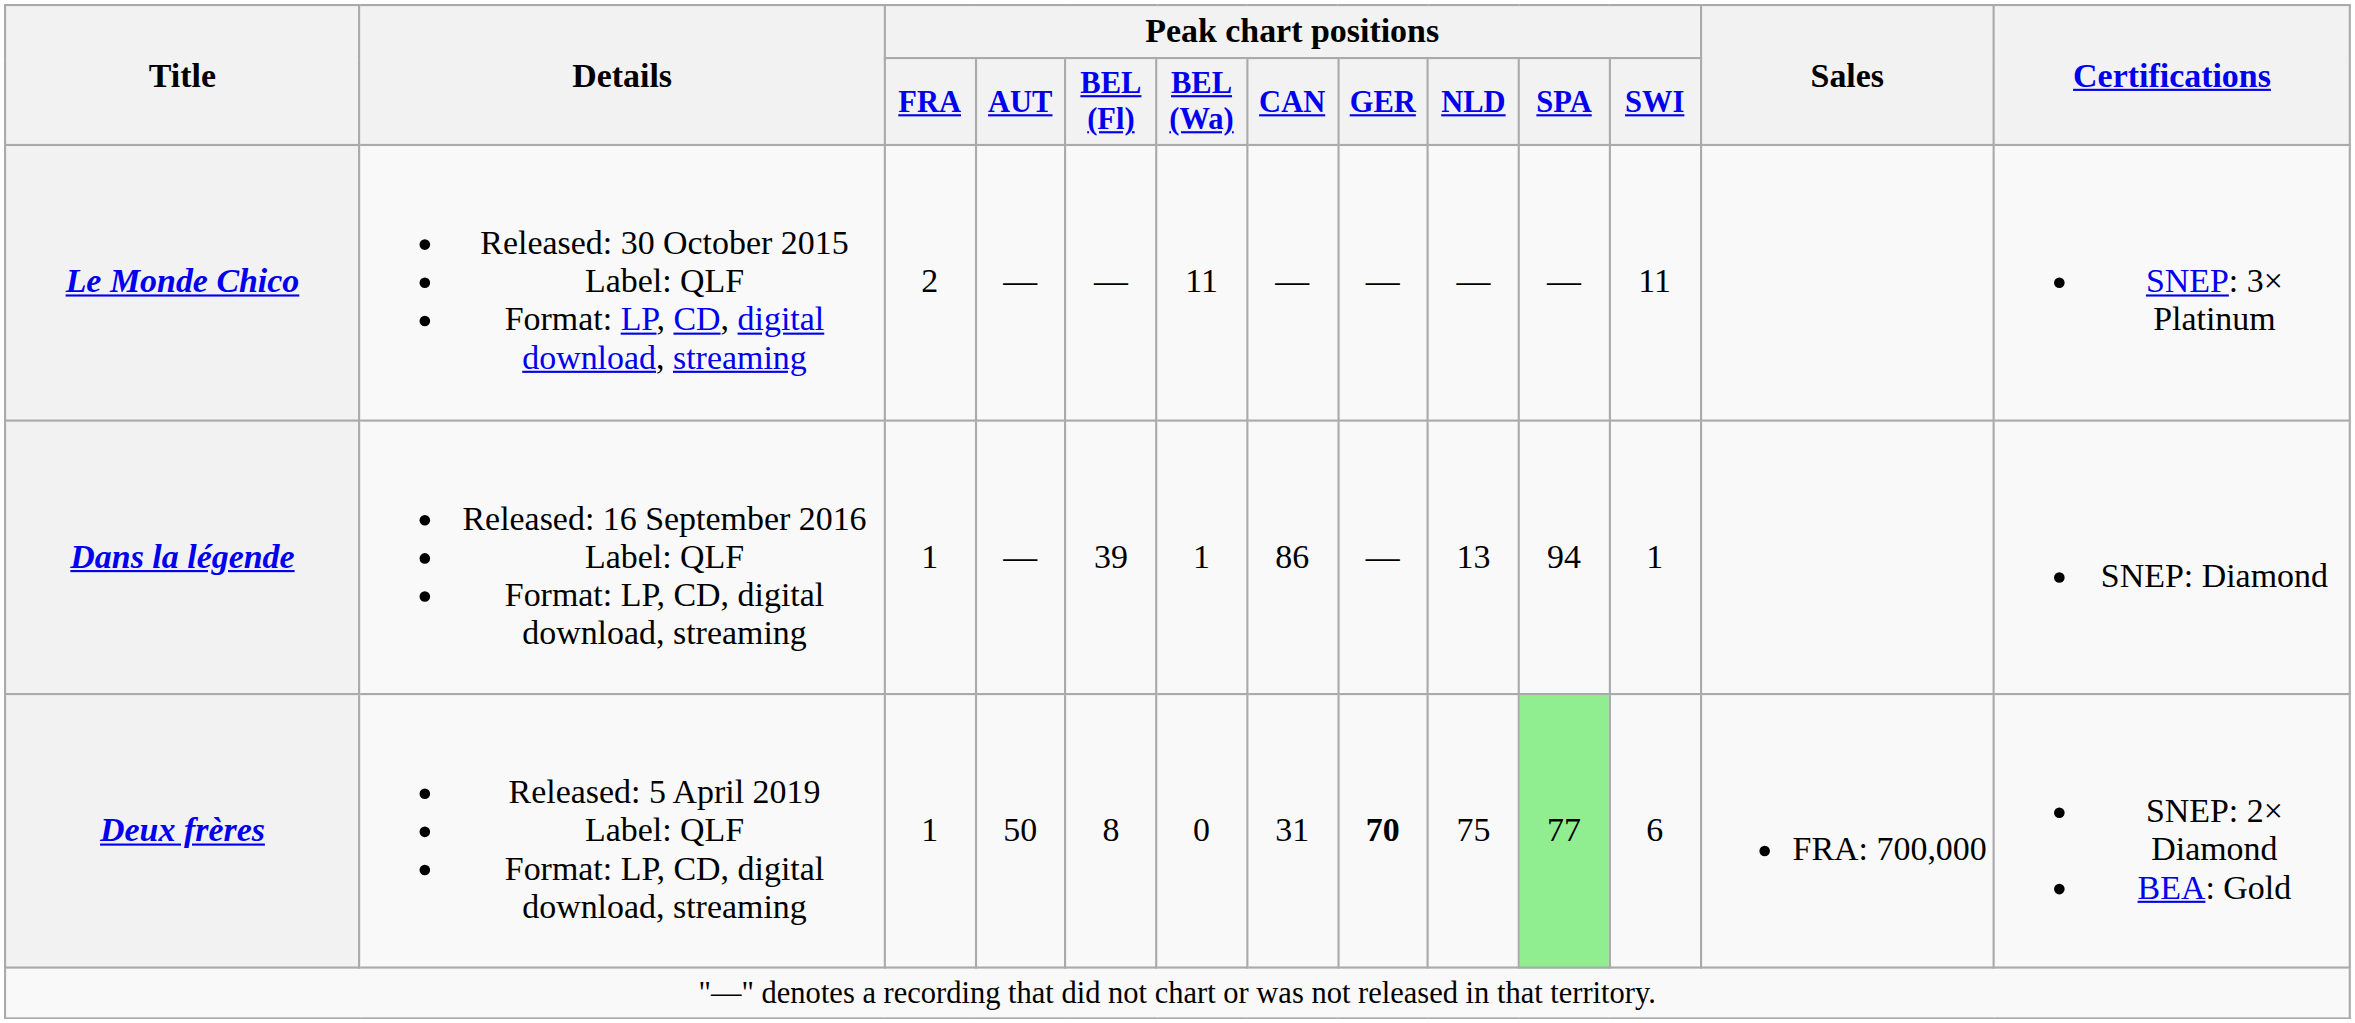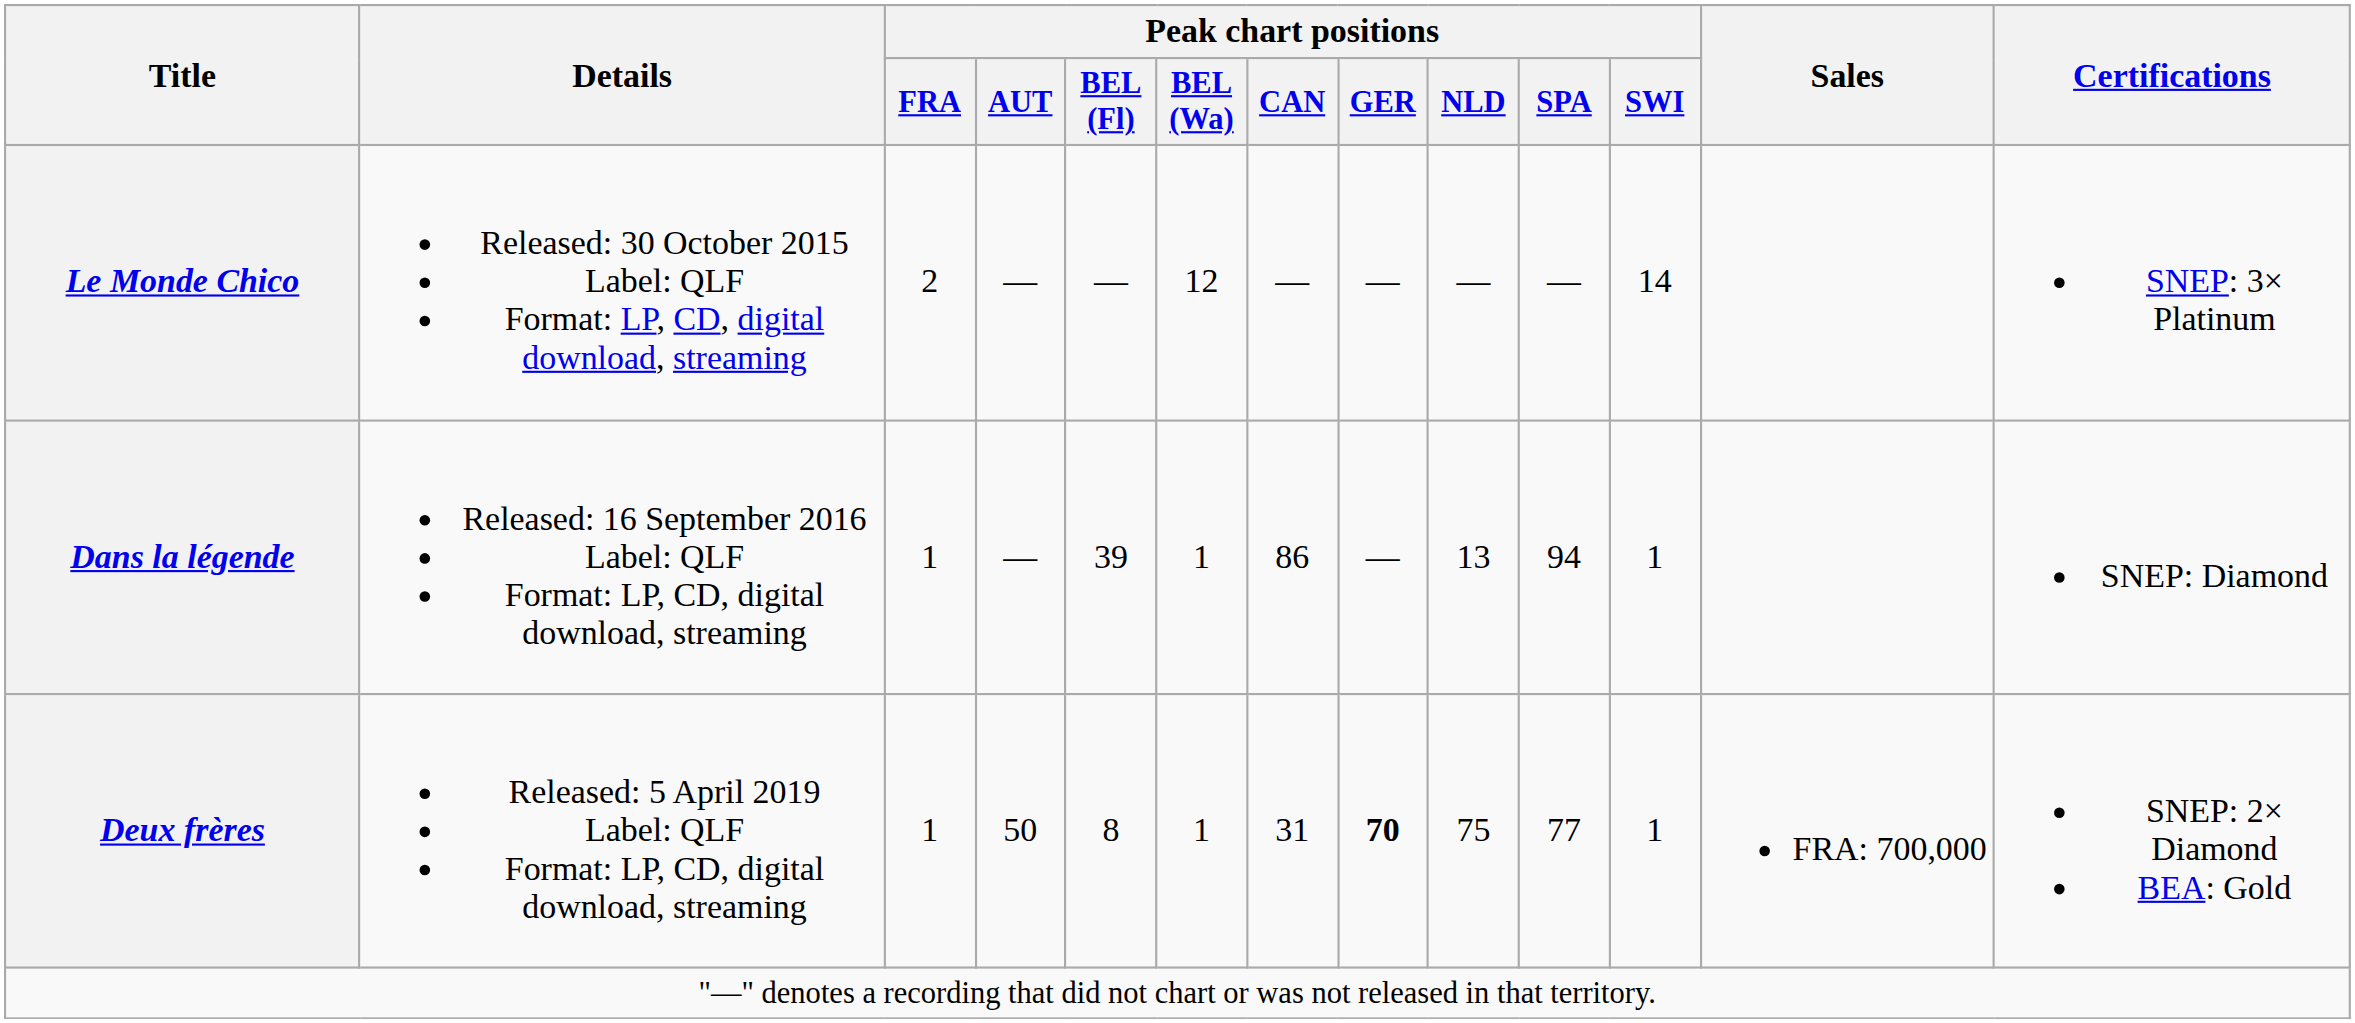(1202, 281) 11 -> (1202, 281) 12
(1655, 281) 11 -> (1655, 281) 14
(1202, 830) 0 -> (1202, 830) 1
(1564, 830) lightgreen background -> (1564, 830) no background
(1655, 830) 6 -> (1655, 830) 1
